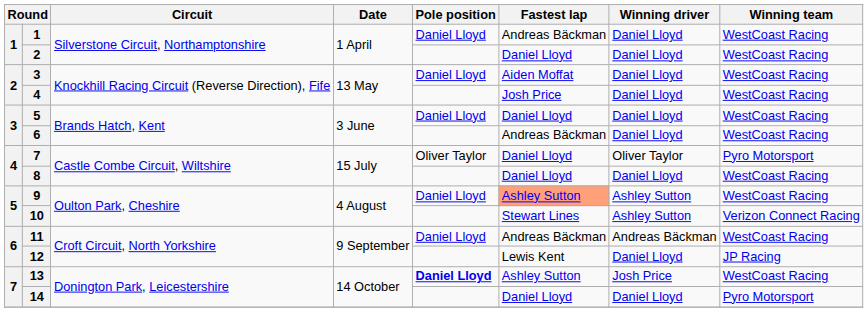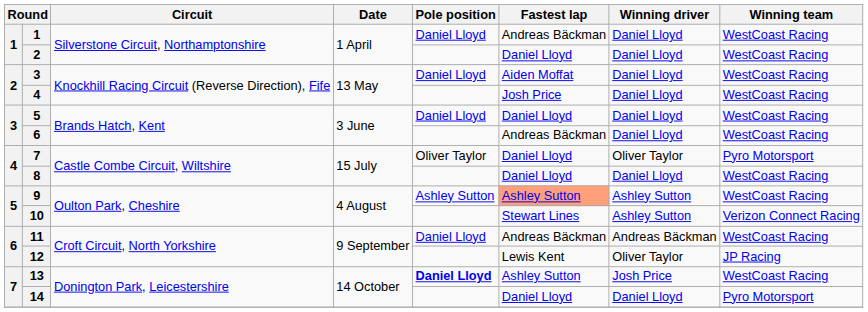(451, 196) Daniel Lloyd -> (455, 196) Ashley Sutton
(647, 256) Daniel Lloyd -> (648, 256) Oliver Taylor
